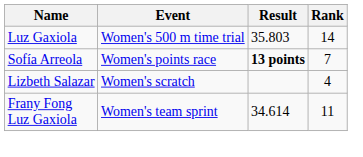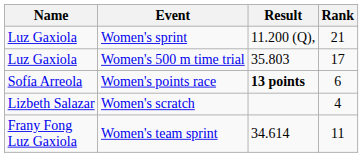+ row: (144, 37)
(328, 37) 14 -> (338, 59) 17
(328, 59) 7 -> (338, 81) 6
